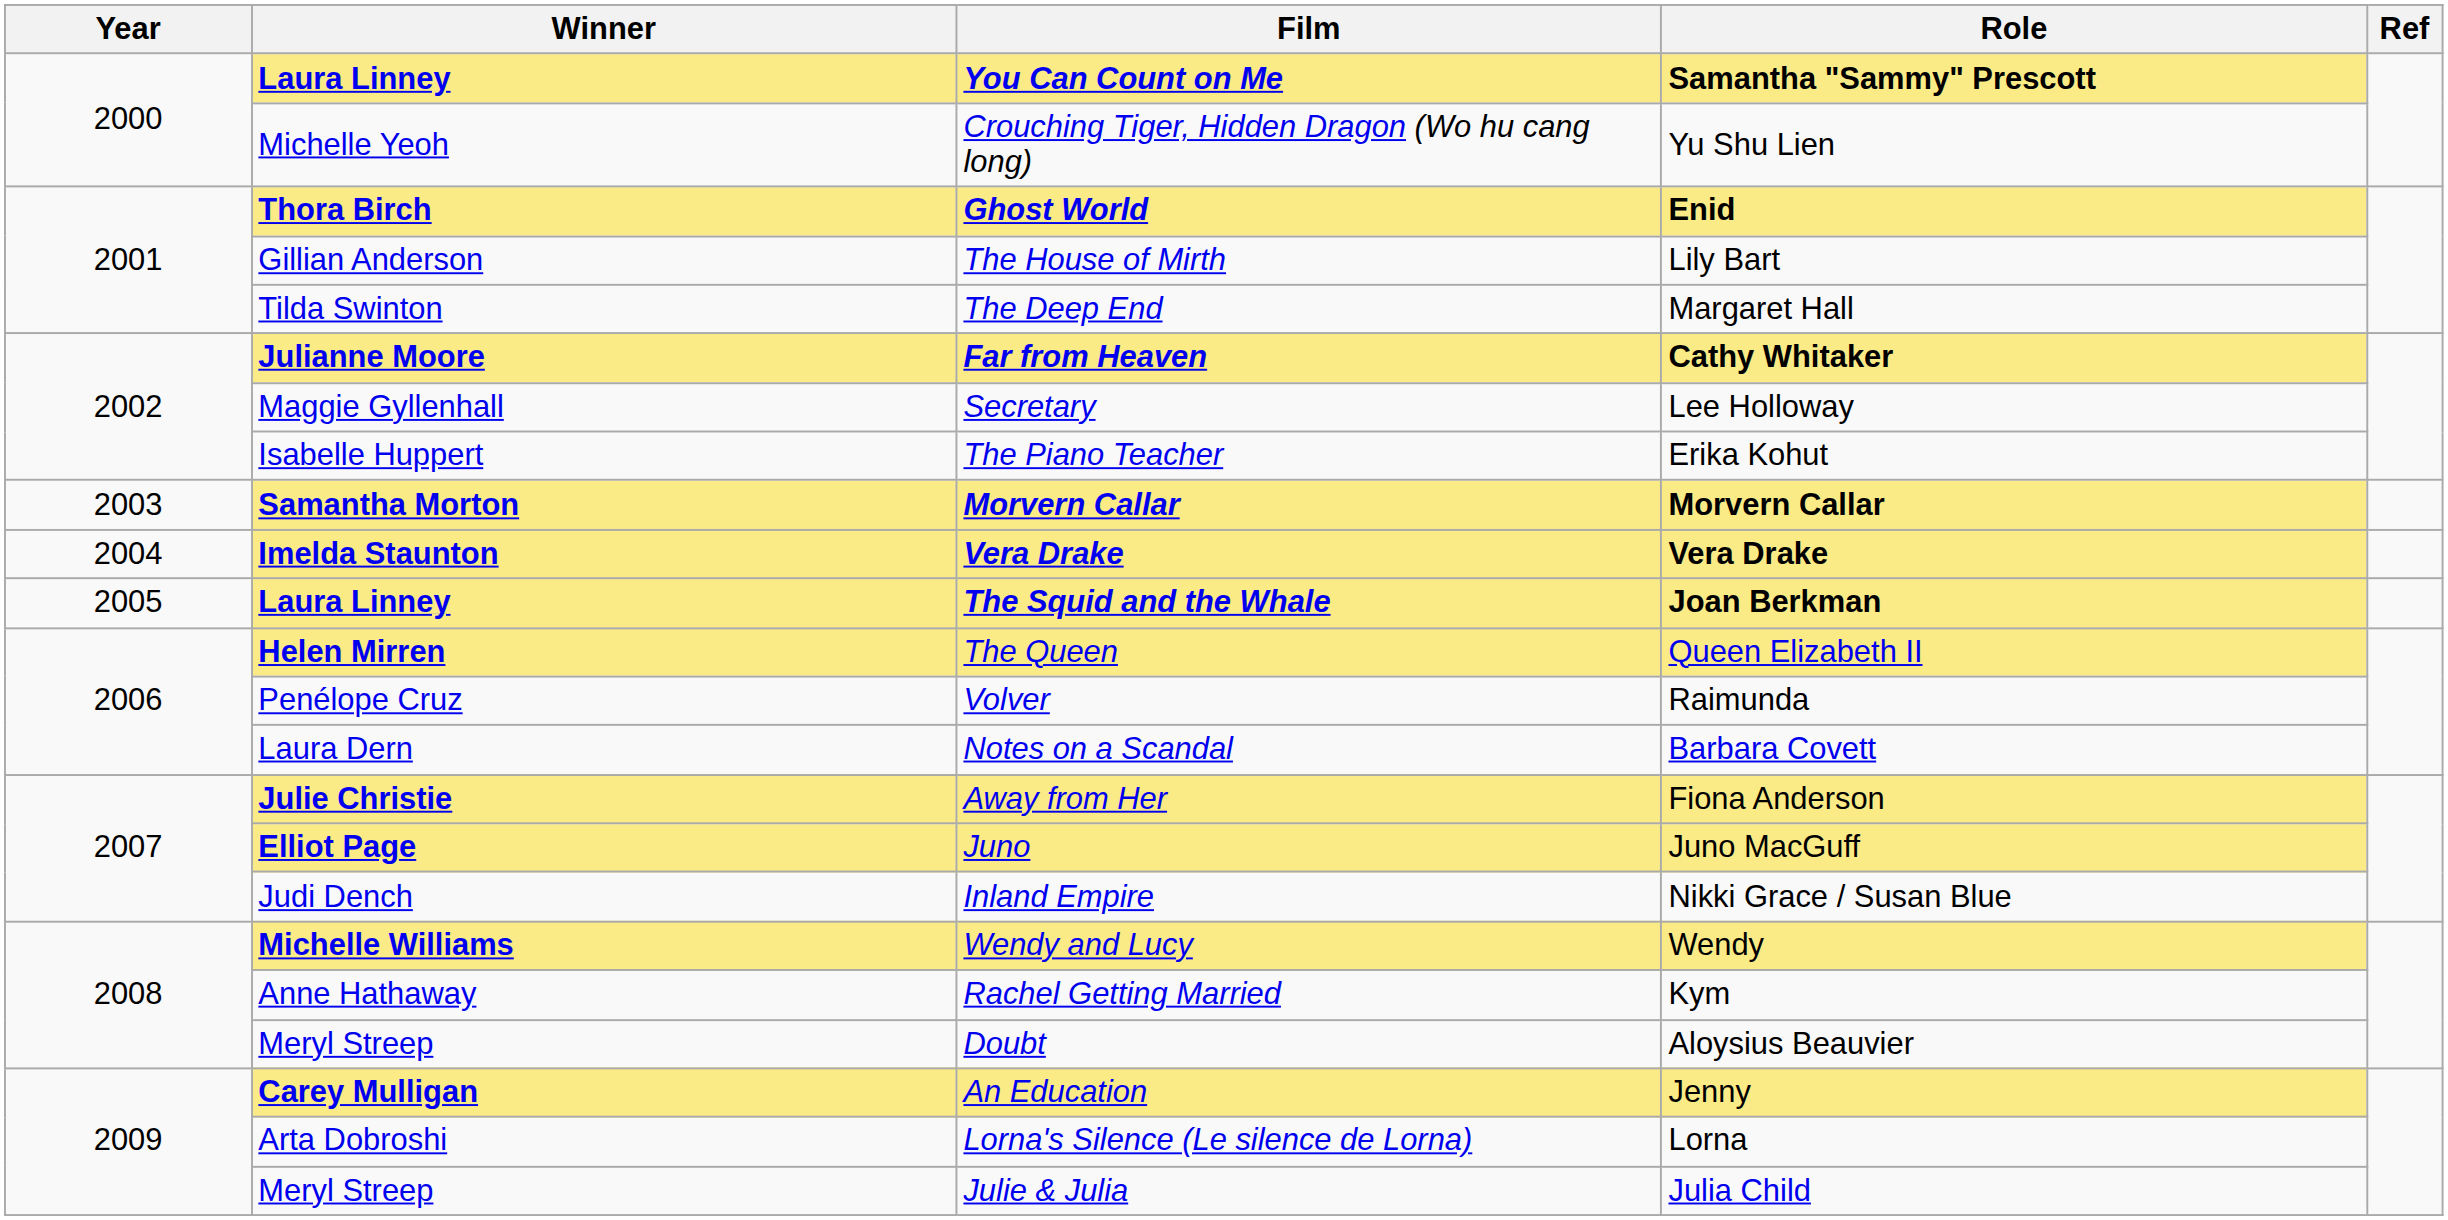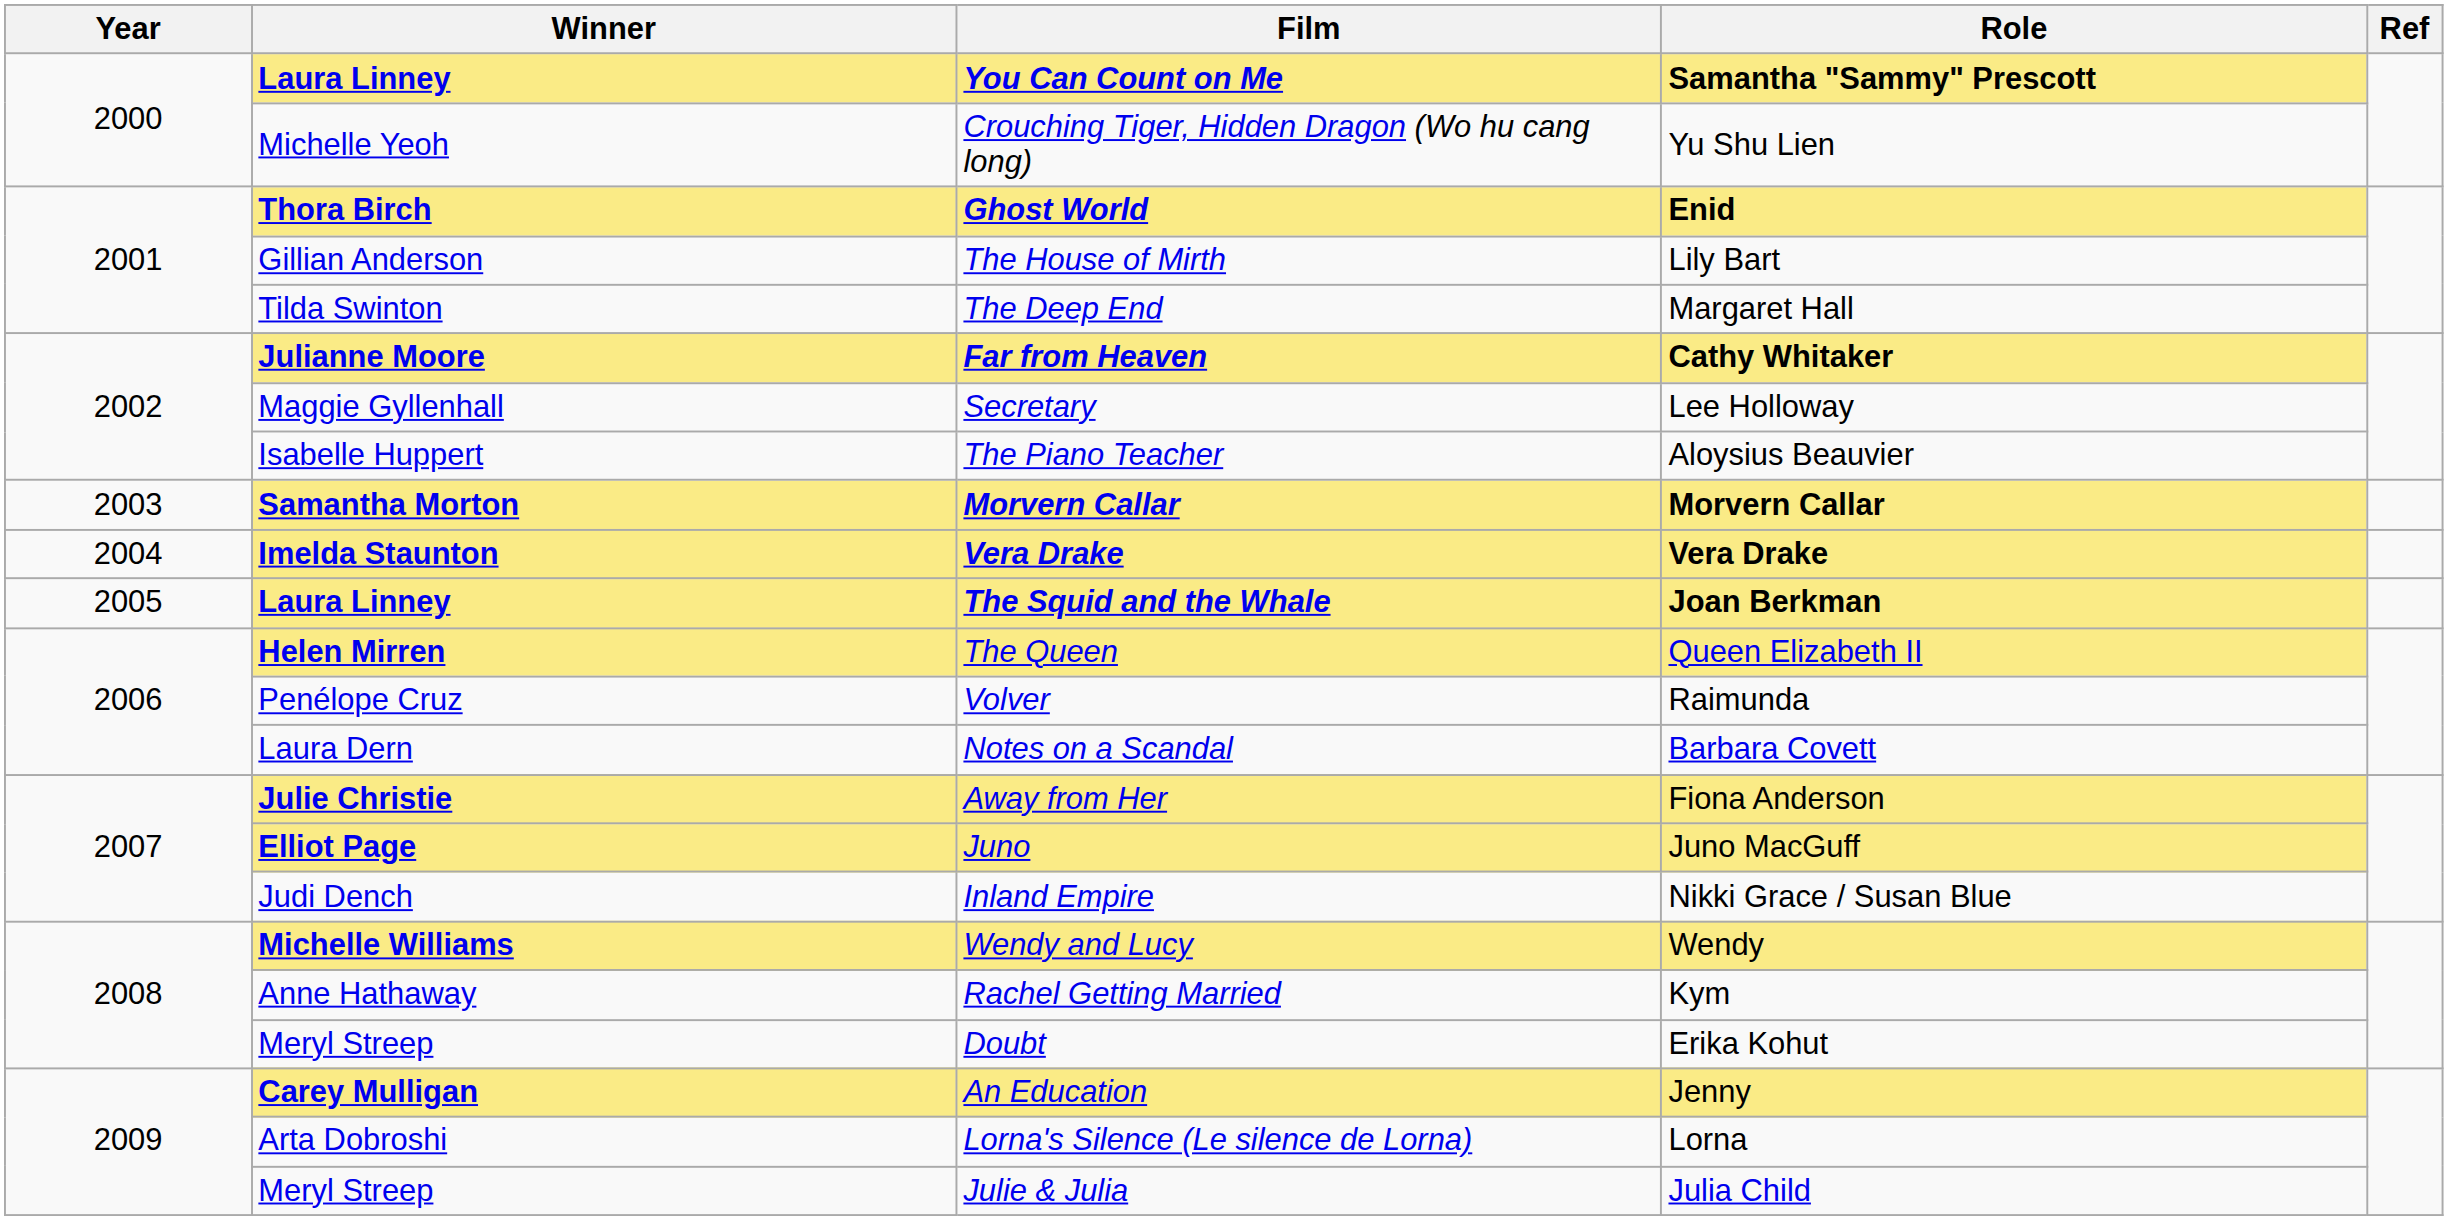(1748, 455) Erika Kohut -> (1791, 455) Aloysius Beauvier
(1791, 1043) Aloysius Beauvier -> (1748, 1043) Erika Kohut
